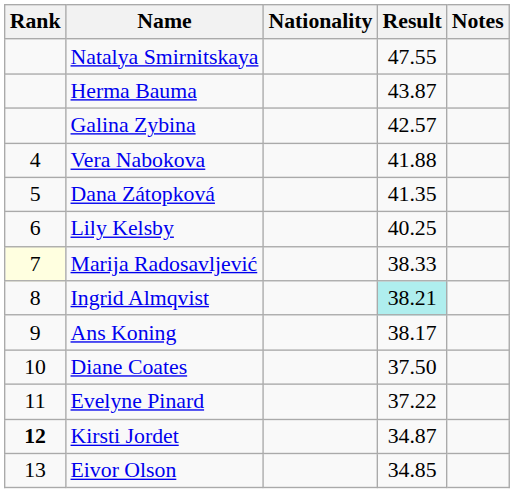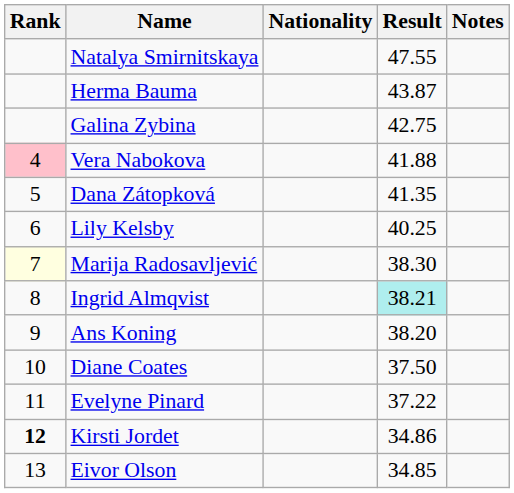(412, 125) 42.57 -> (412, 125) 42.75
(35, 159) no background -> (35, 159) pink background
(412, 263) 38.33 -> (412, 263) 38.30
(412, 332) 38.17 -> (412, 332) 38.20
(412, 435) 34.87 -> (412, 435) 34.86
